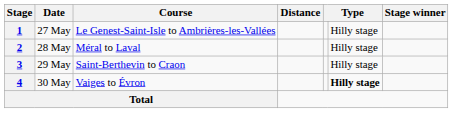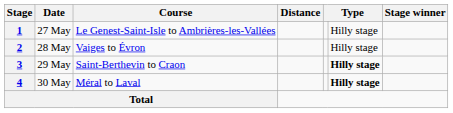(108, 47) Méral to Laval -> (111, 47) Vaiges to Évron
(354, 64) normal -> (355, 64) bold
(111, 82) Vaiges to Évron -> (108, 82) Méral to Laval
